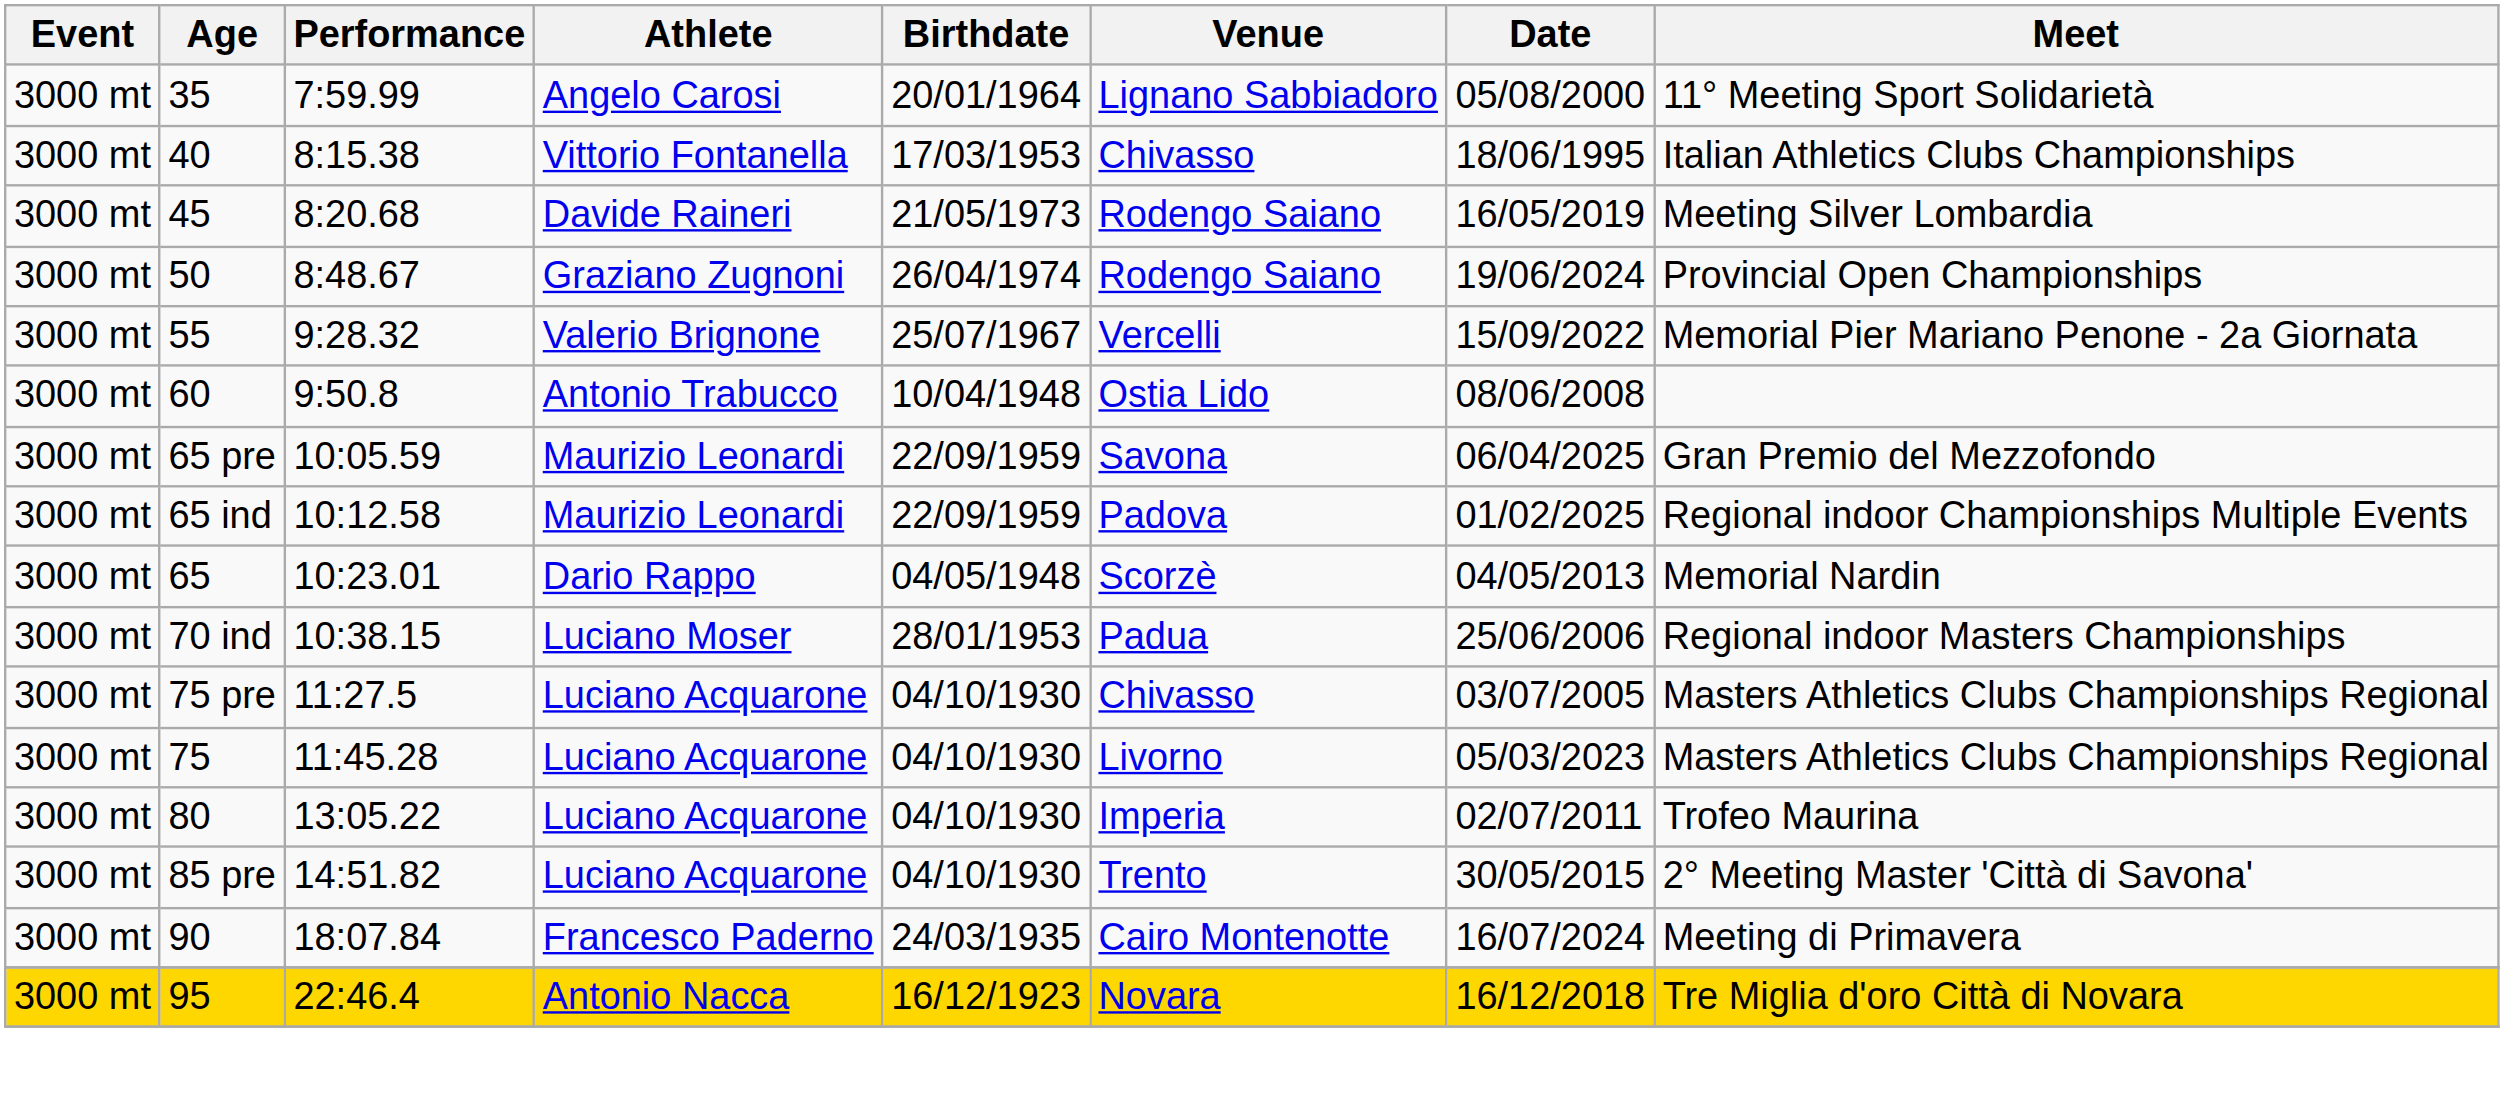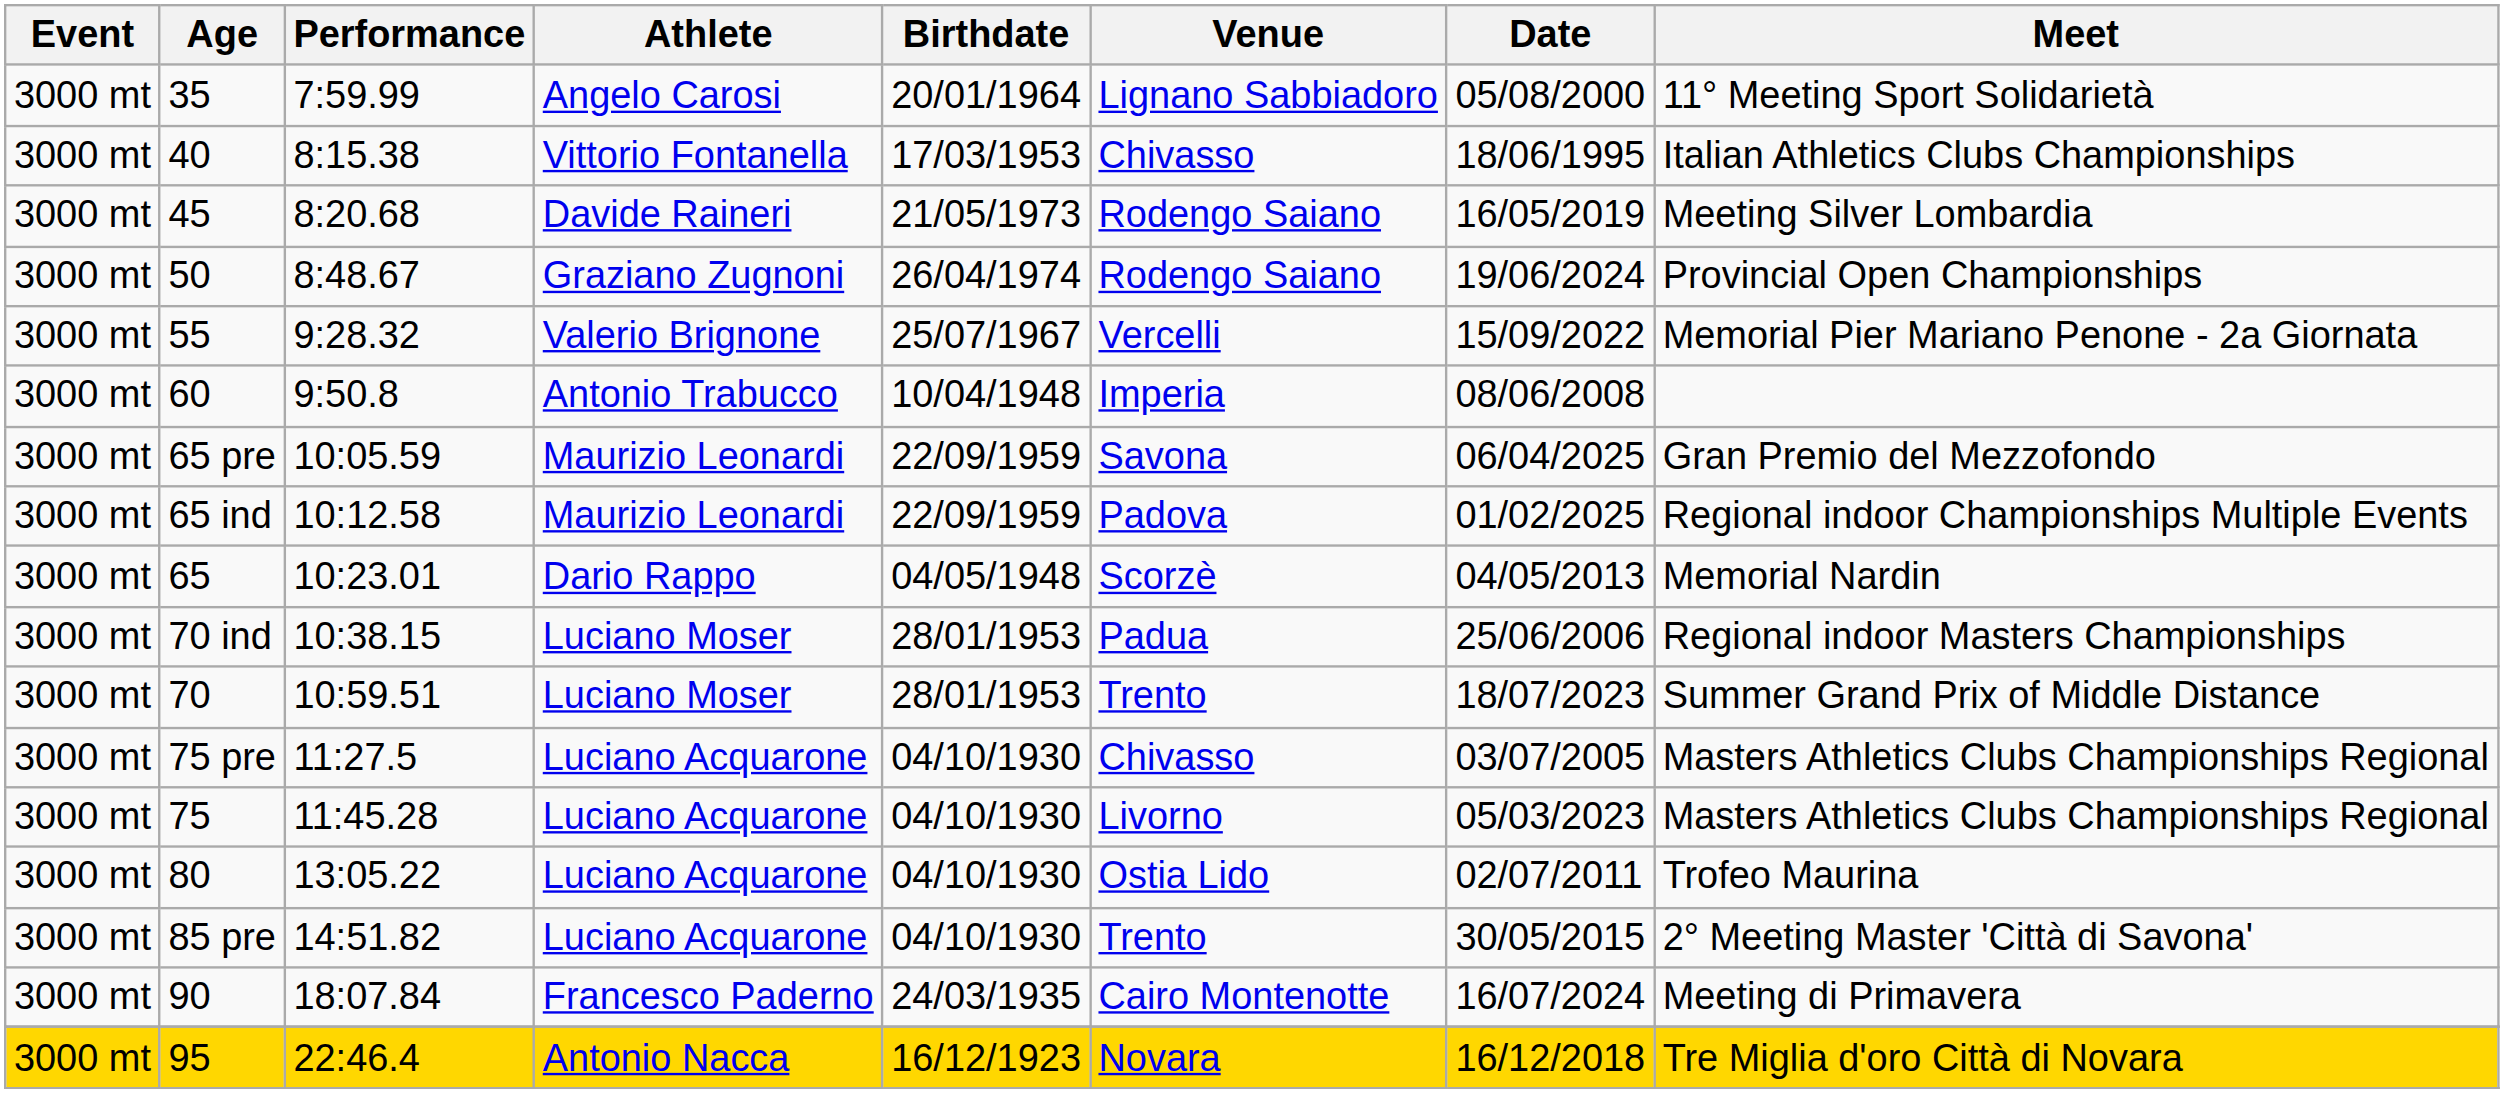(1184, 395) Ostia Lido -> (1162, 395) Imperia
+ row: (190, 696)
(1162, 816) Imperia -> (1184, 876) Ostia Lido
